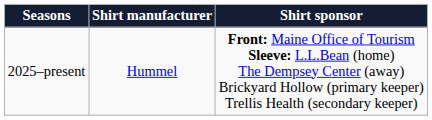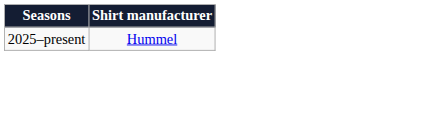- column: (321, 15)
